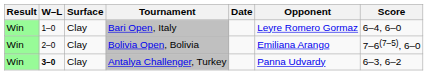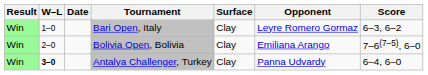columns swapped: (242, 12) <-> (85, 12)
(382, 28) 6–4, 6–0 -> (382, 28) 6–3, 6–2
(382, 62) 6–3, 6–2 -> (382, 62) 6–4, 6–0
